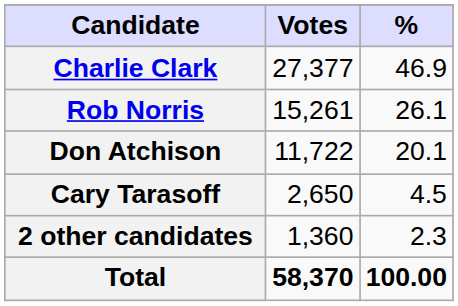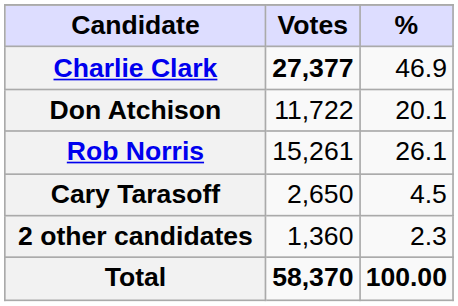(313, 67) normal -> (313, 67) bold
rows swapped: (135, 109) <-> (135, 151)
